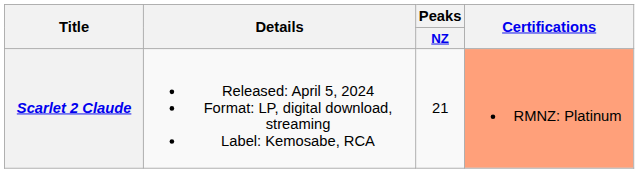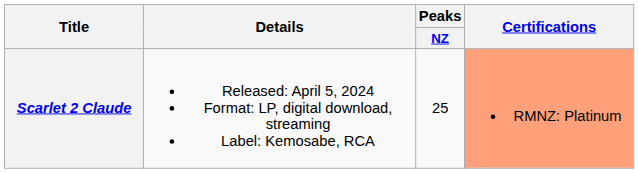(440, 108) 21 -> (440, 108) 25
